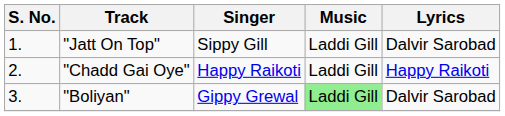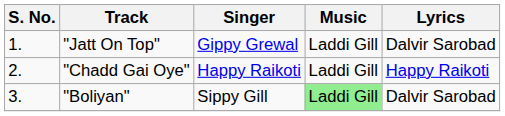(232, 44) Sippy Gill -> (248, 44) Gippy Grewal
(248, 96) Gippy Grewal -> (232, 96) Sippy Gill
